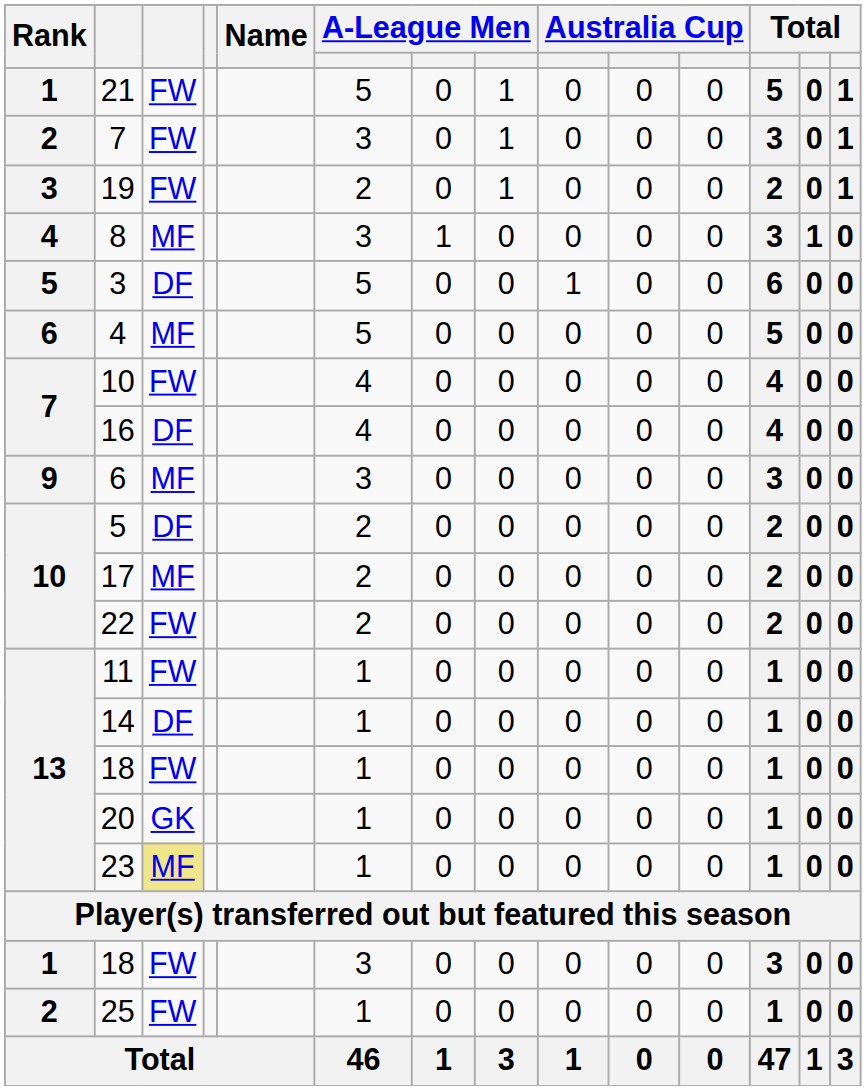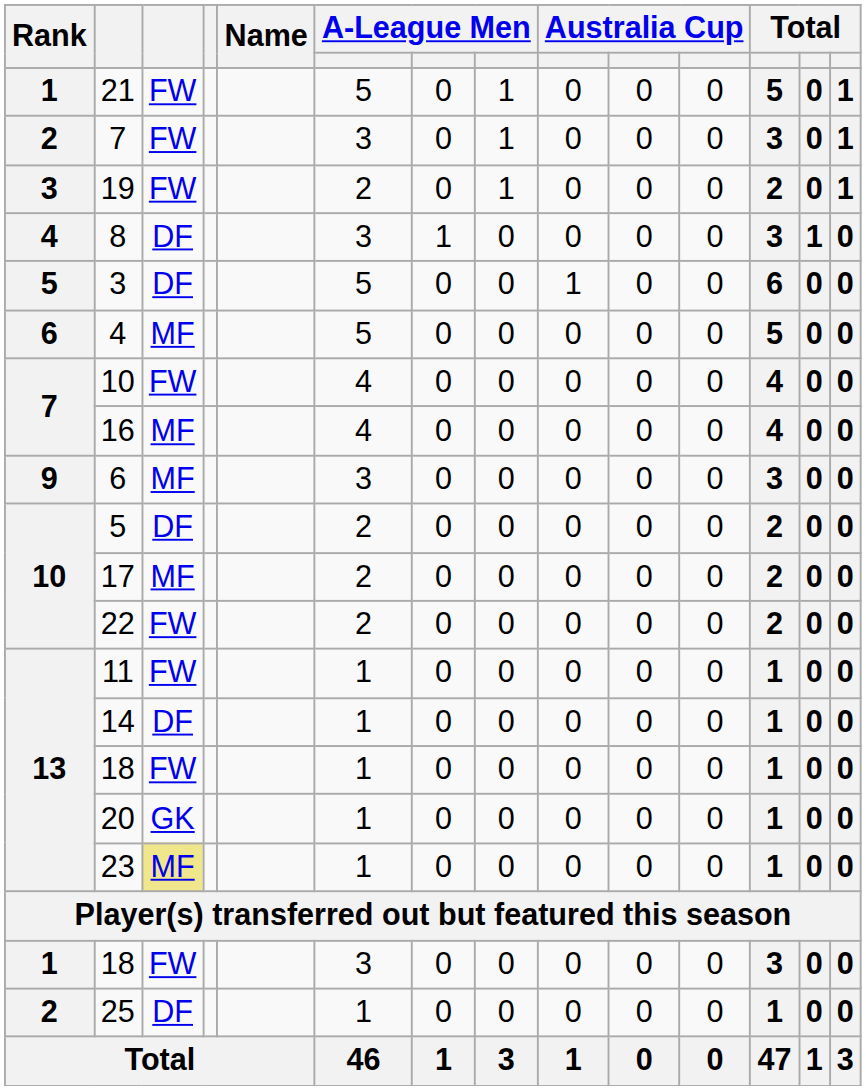(173, 236) MF -> (173, 236) DF
(173, 430) DF -> (173, 430) MF
(173, 1012) FW -> (173, 1012) DF
